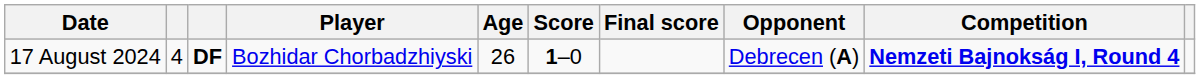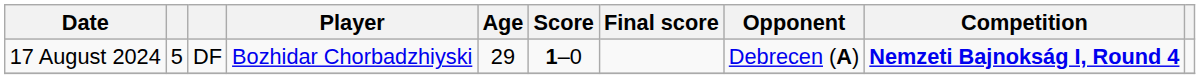(177, 57) 4 -> (177, 57) 5
(208, 57) bold -> (208, 57) normal
(503, 57) 26 -> (503, 57) 29
